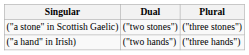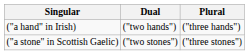rows swapped: (41, 42) <-> (62, 27)
